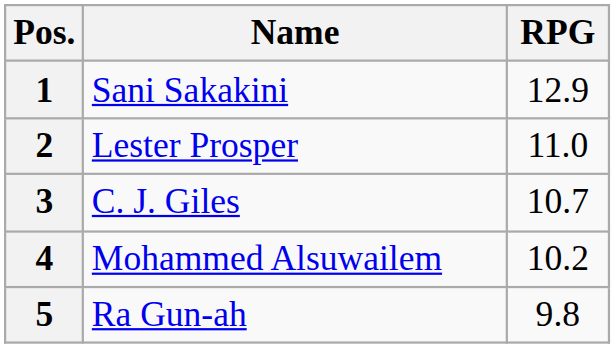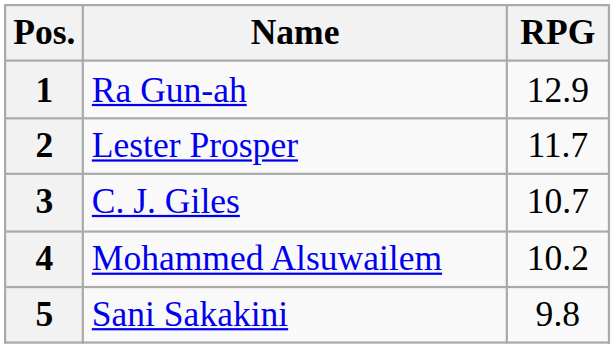(190, 88) Sani Sakakini -> (169, 88) Ra Gun-ah
(558, 145) 11.0 -> (558, 145) 11.7
(169, 314) Ra Gun-ah -> (190, 314) Sani Sakakini
